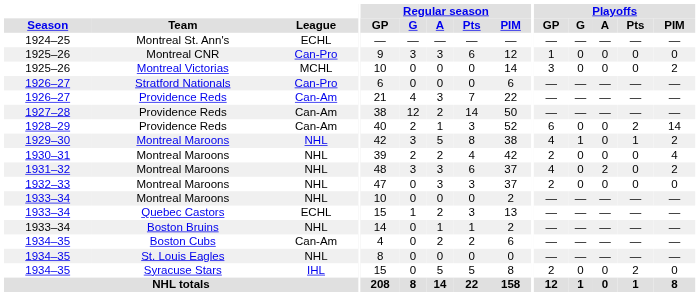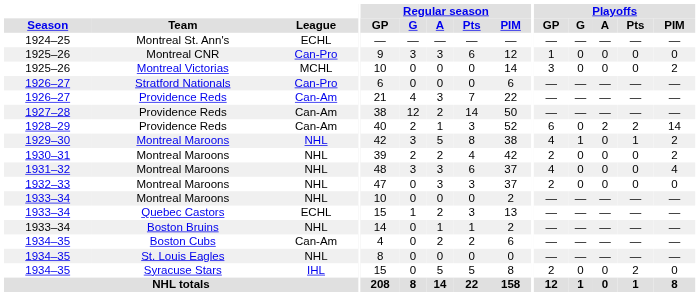(605, 126) 0 -> (605, 126) 2
(674, 155) 4 -> (674, 155) 2
(605, 169) 2 -> (605, 169) 0
(674, 169) 2 -> (674, 169) 4
